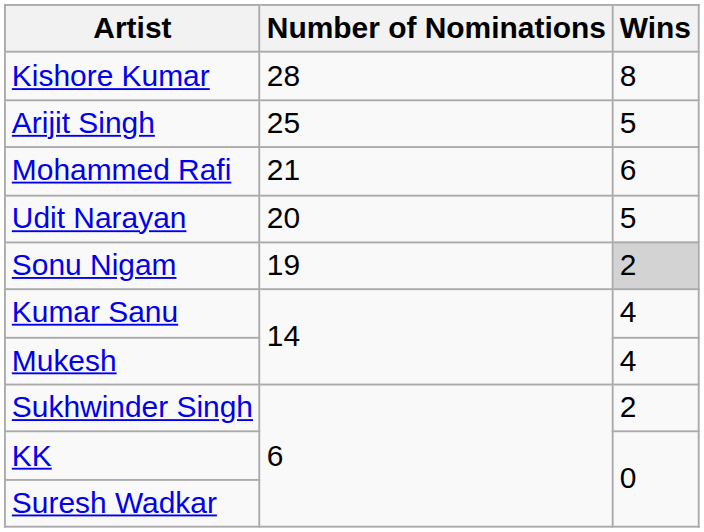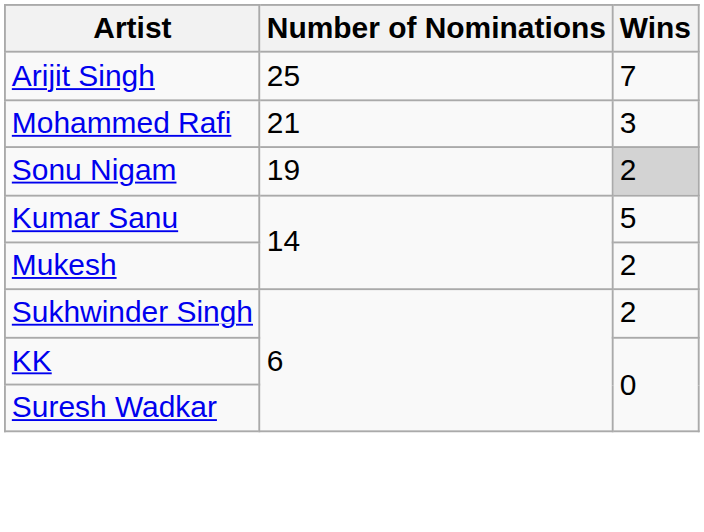- row: (111, 75)
(628, 123) 5 -> (628, 75) 7
(628, 170) 6 -> (628, 123) 3
- row: (99, 218)
(628, 312) 4 -> (628, 218) 5
(628, 360) 4 -> (628, 265) 2
